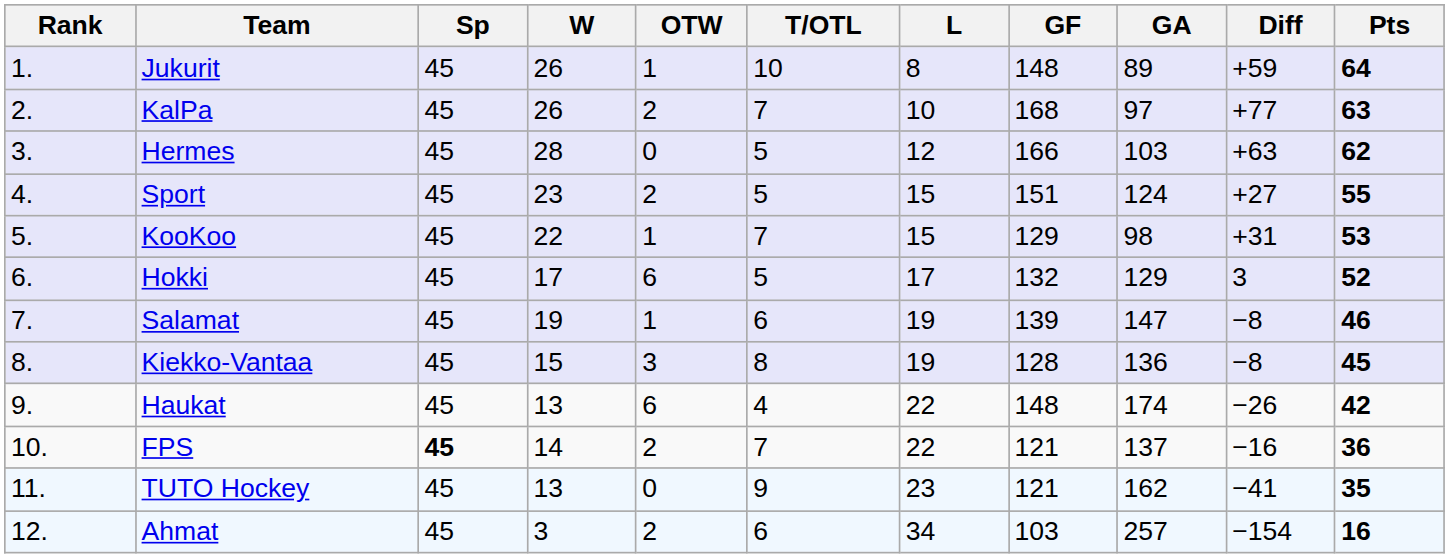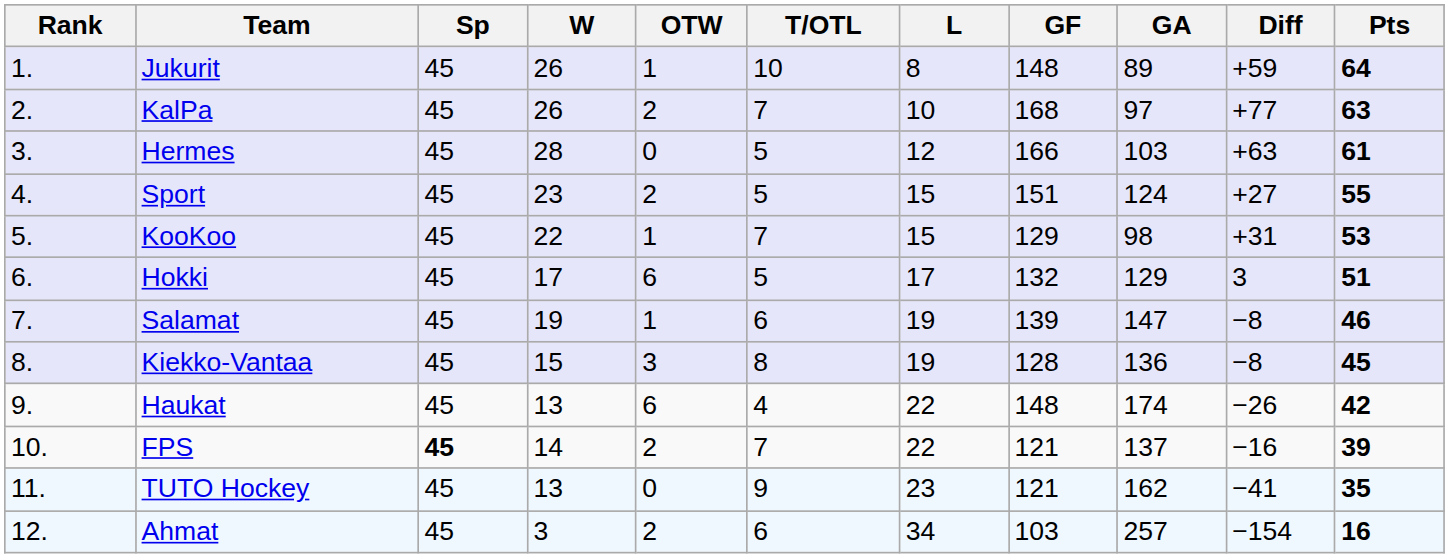(1356, 151) 62 -> (1356, 151) 61
(1356, 278) 52 -> (1356, 278) 51
(1356, 446) 36 -> (1356, 446) 39
